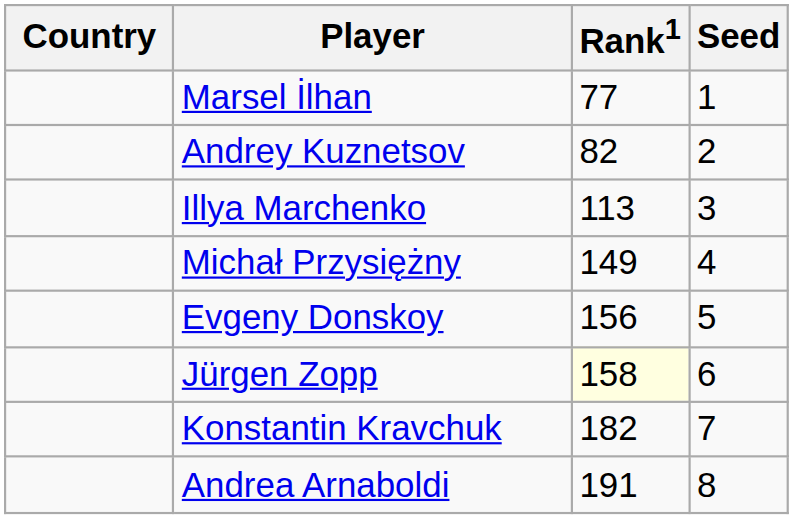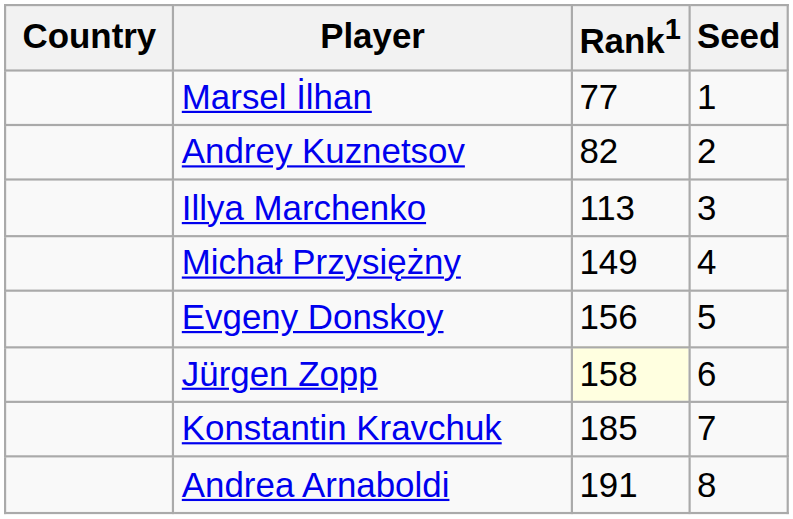(608, 428) 182 -> (608, 428) 185
